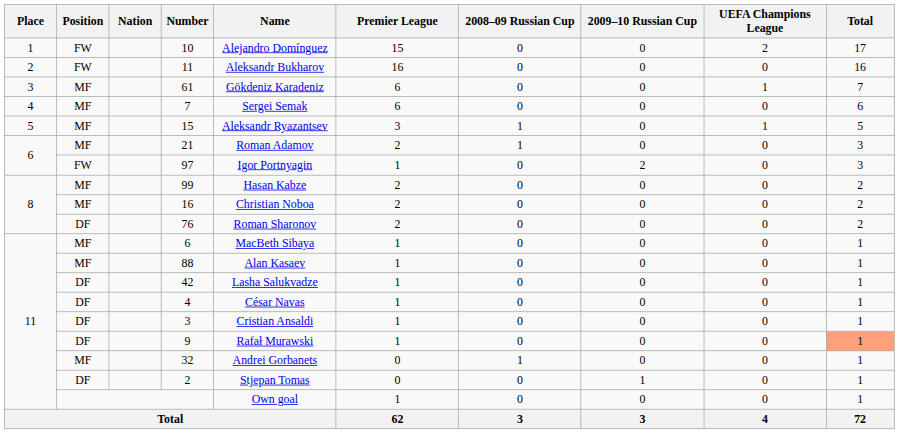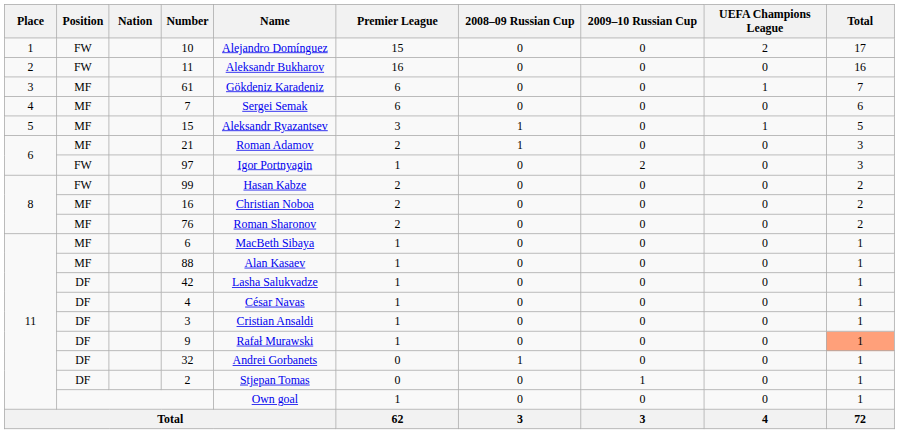(83, 184) MF -> (83, 184) FW
(83, 223) DF -> (83, 223) MF
(83, 360) MF -> (83, 360) DF
